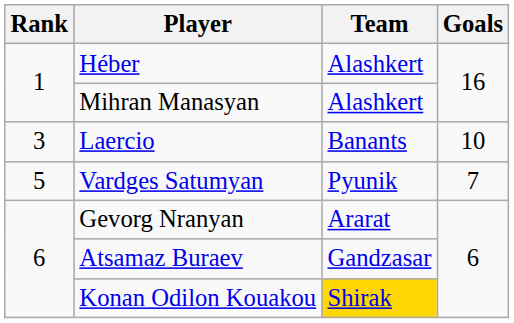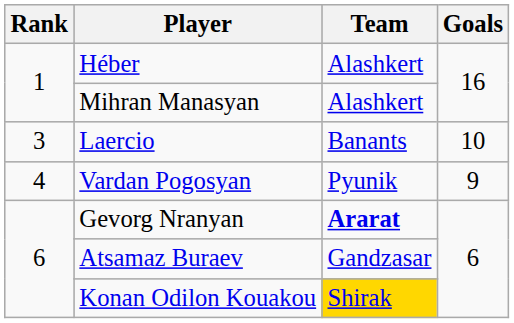+ row: (165, 180)
- row: (171, 180)
(359, 219) normal -> (364, 219) bold
